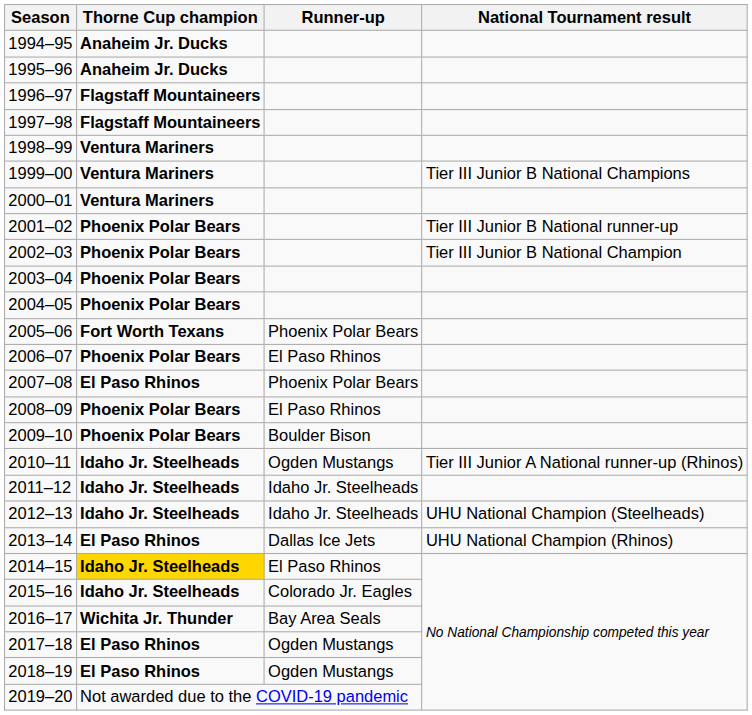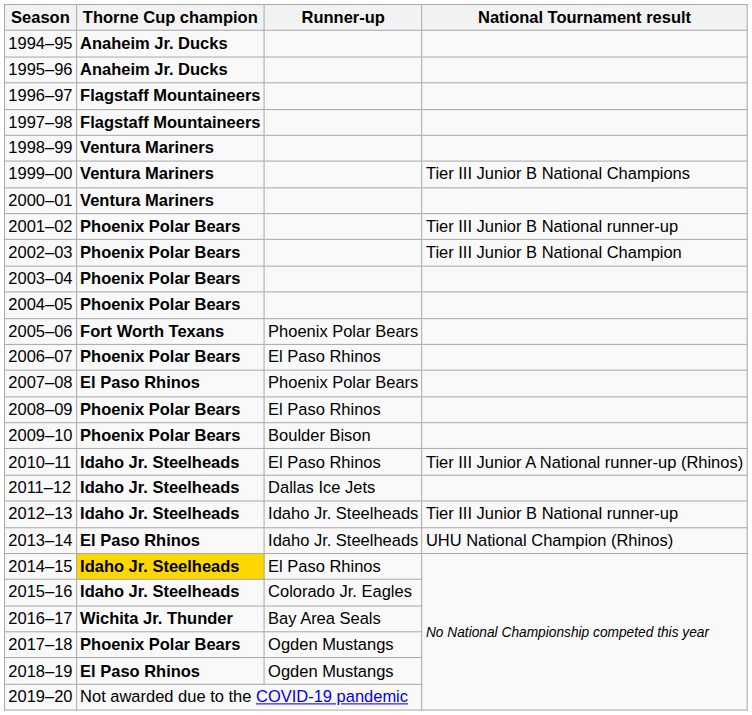(331, 461) Ogden Mustangs -> (324, 461) El Paso Rhinos
(343, 488) Idaho Jr. Steelheads -> (322, 488) Dallas Ice Jets
(565, 514) UHU National Champion (Steelheads) -> (552, 514) Tier III Junior B National runner-up
(322, 540) Dallas Ice Jets -> (343, 540) Idaho Jr. Steelheads
(140, 644) El Paso Rhinos -> (160, 644) Phoenix Polar Bears
